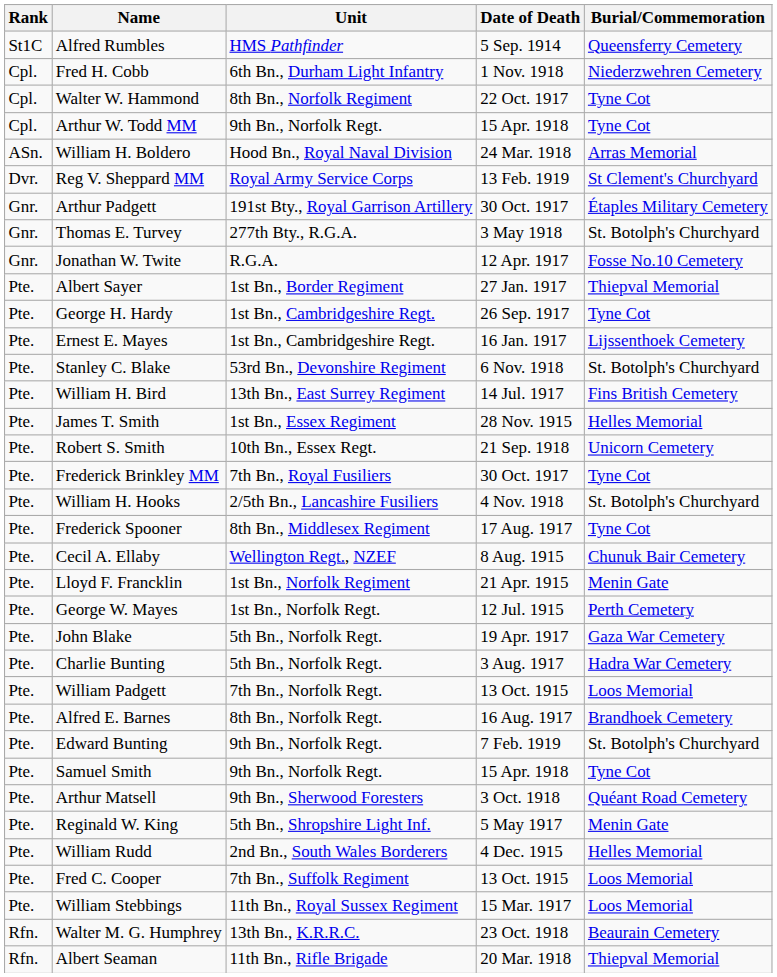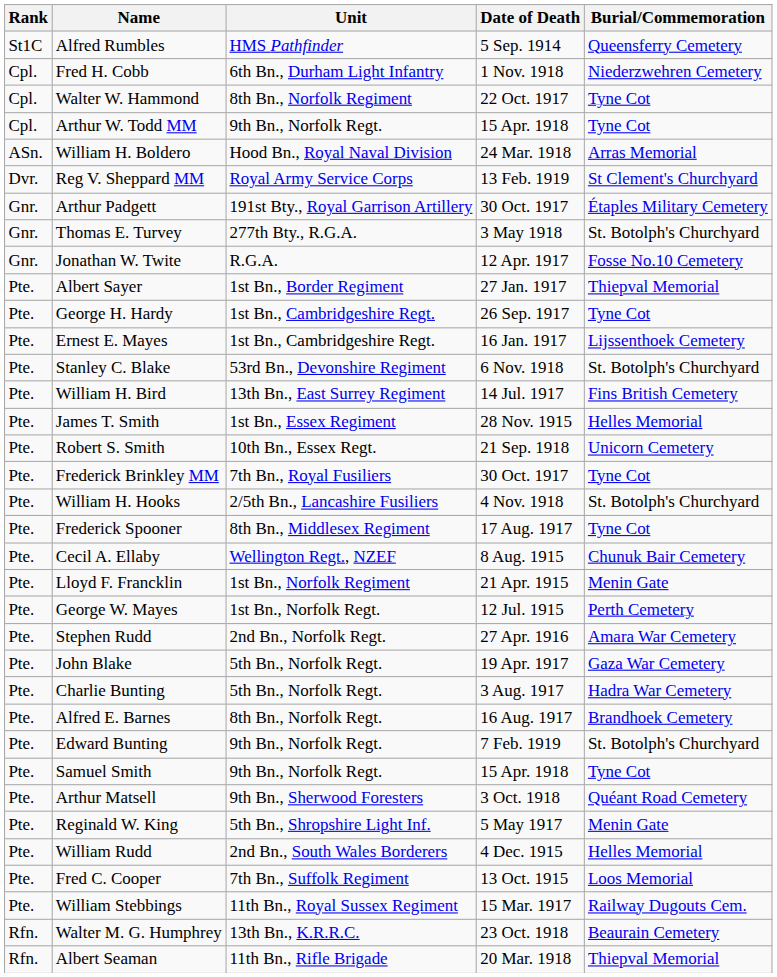+ row: (104, 636)
- row: (111, 690)
(640, 905) Loos Memorial -> (667, 905) Railway Dugouts Cem.
